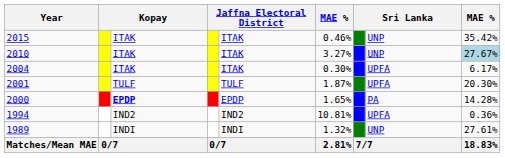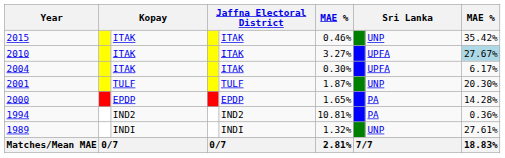(376, 53) UNP -> (379, 53) UPFA
(379, 84) UPFA -> (376, 84) UNP
(124, 99) bold -> (124, 99) normal
(379, 114) UPFA -> (373, 114) PA
